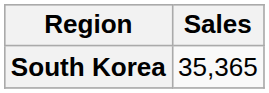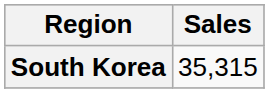(218, 66) 35,365 -> (218, 66) 35,315
